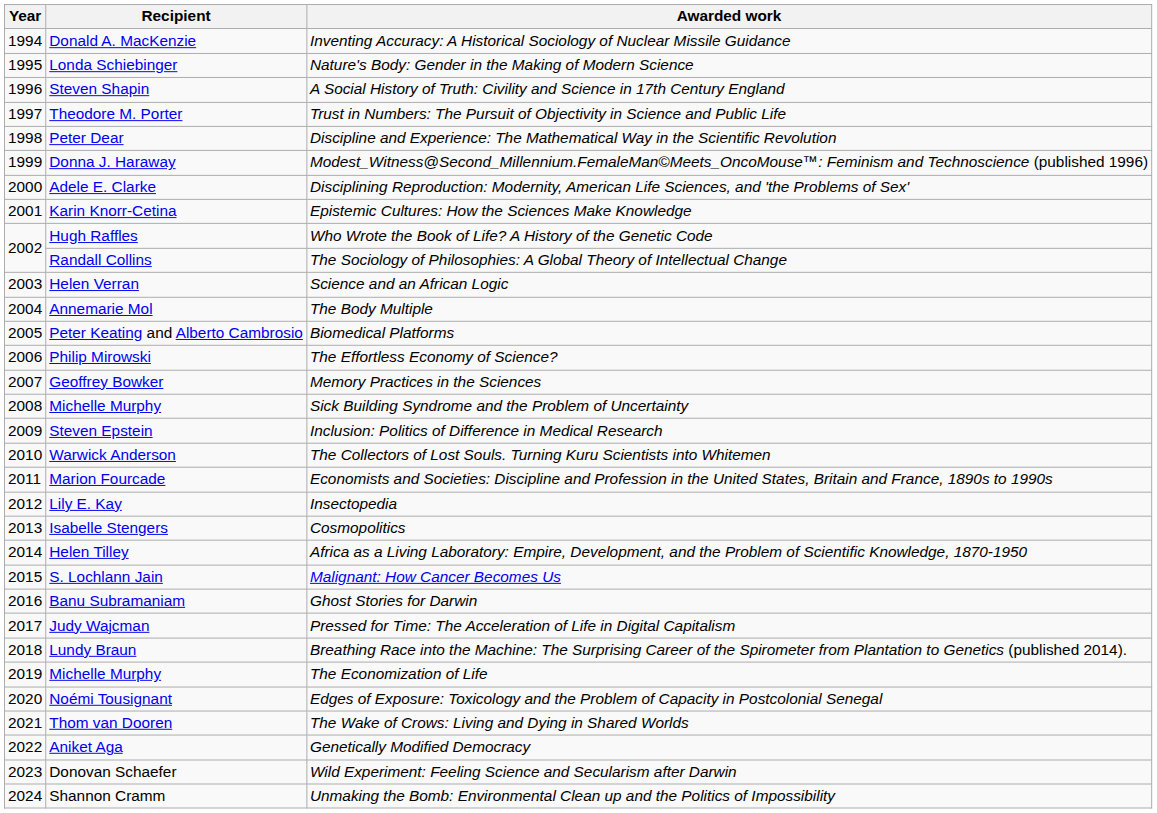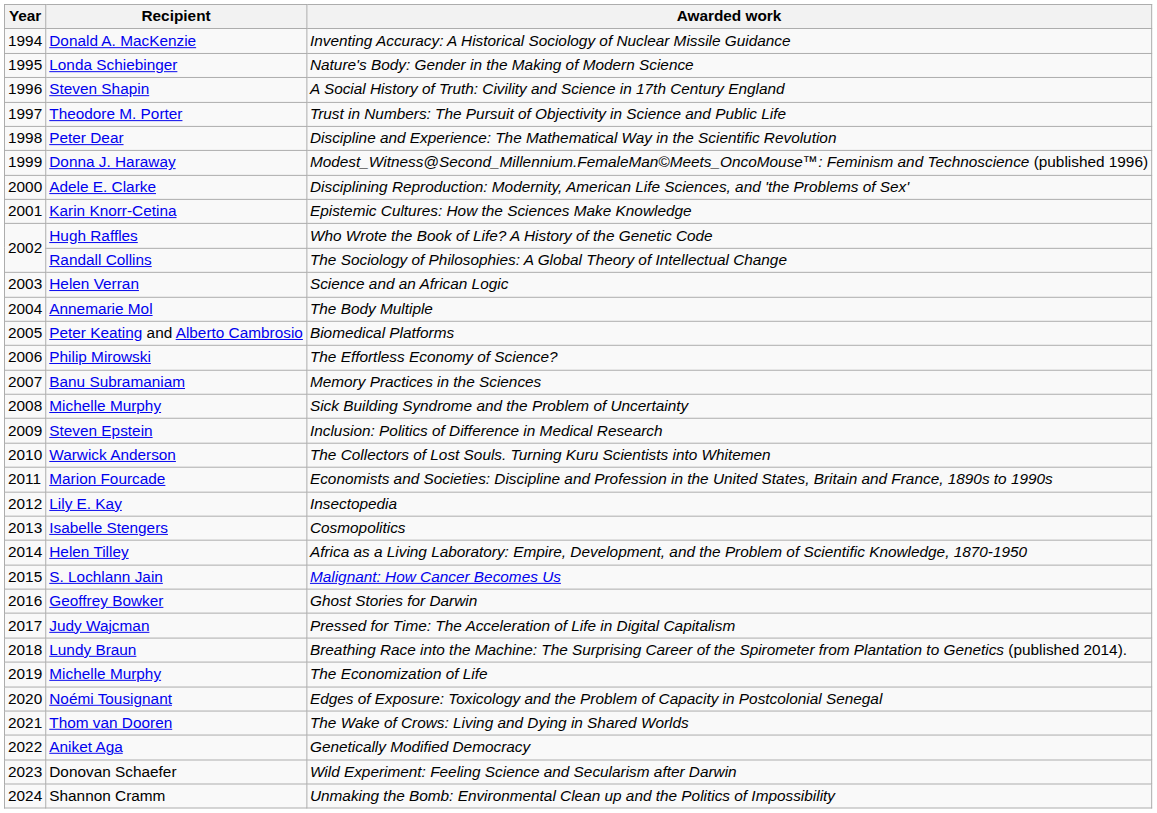(106, 382) Geoffrey Bowker -> (117, 382) Banu Subramaniam
(117, 601) Banu Subramaniam -> (106, 601) Geoffrey Bowker
